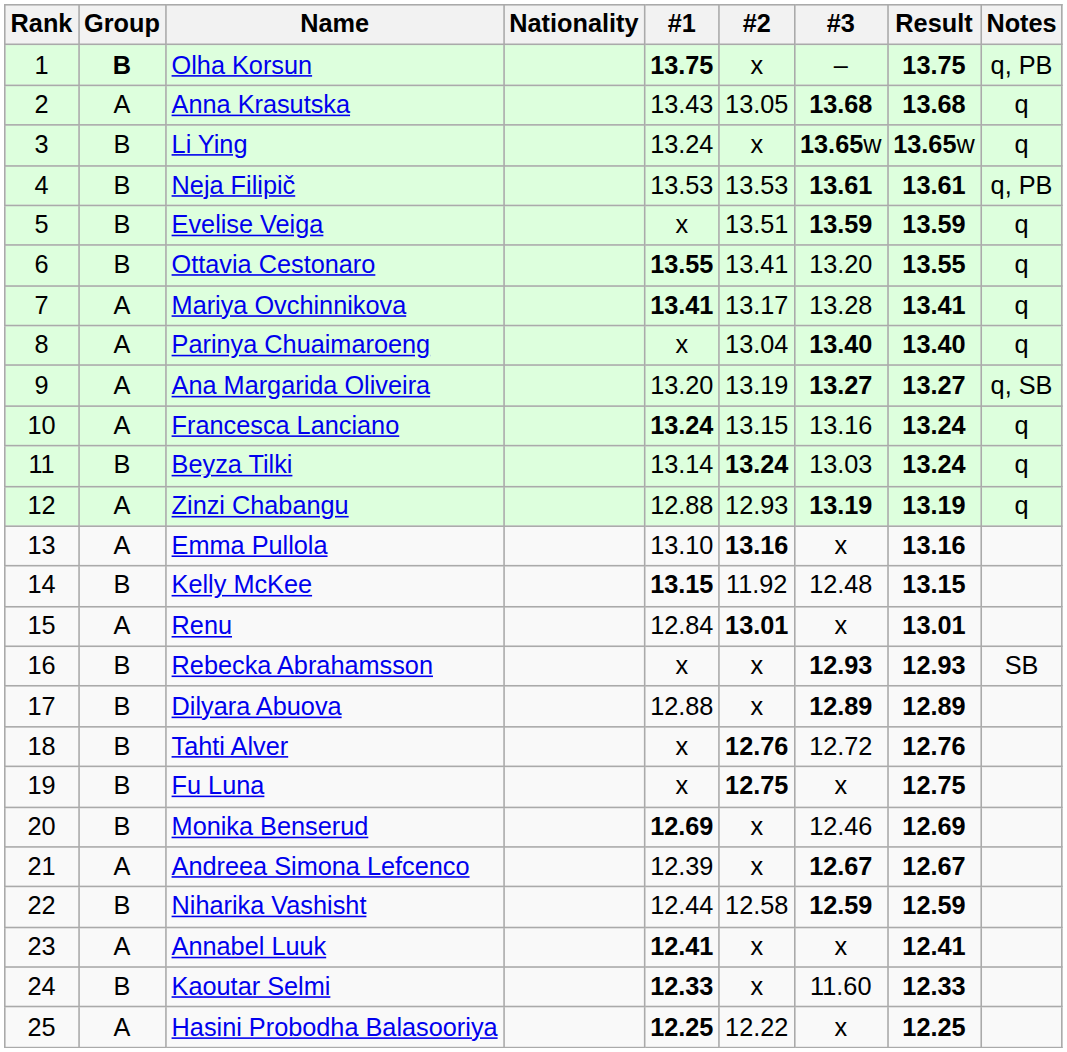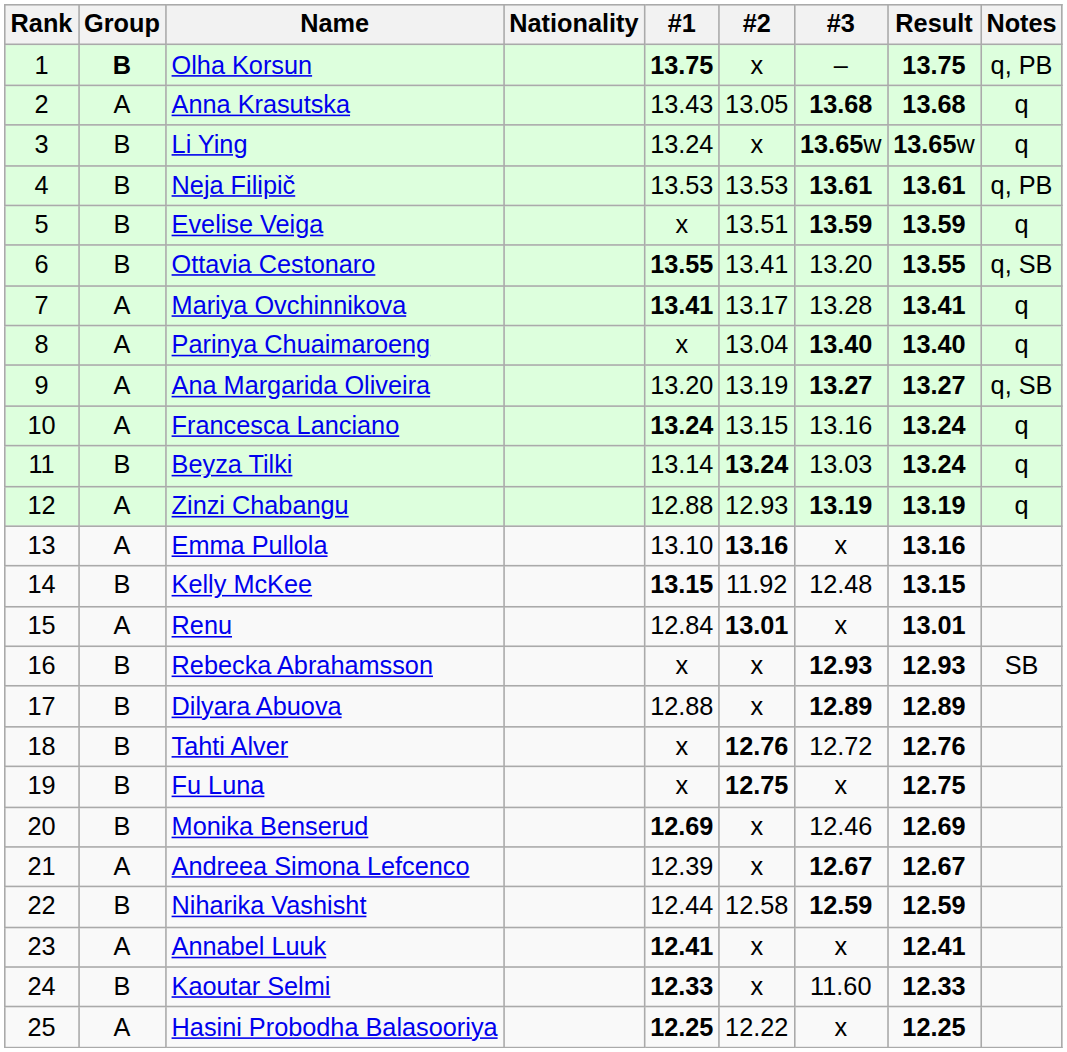(1021, 265) q -> (1022, 265) q, SB
